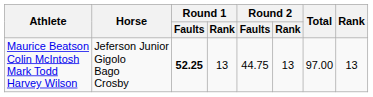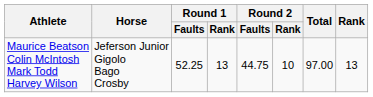(189, 65) bold -> (189, 65) normal
(288, 65) 13 -> (288, 65) 10
